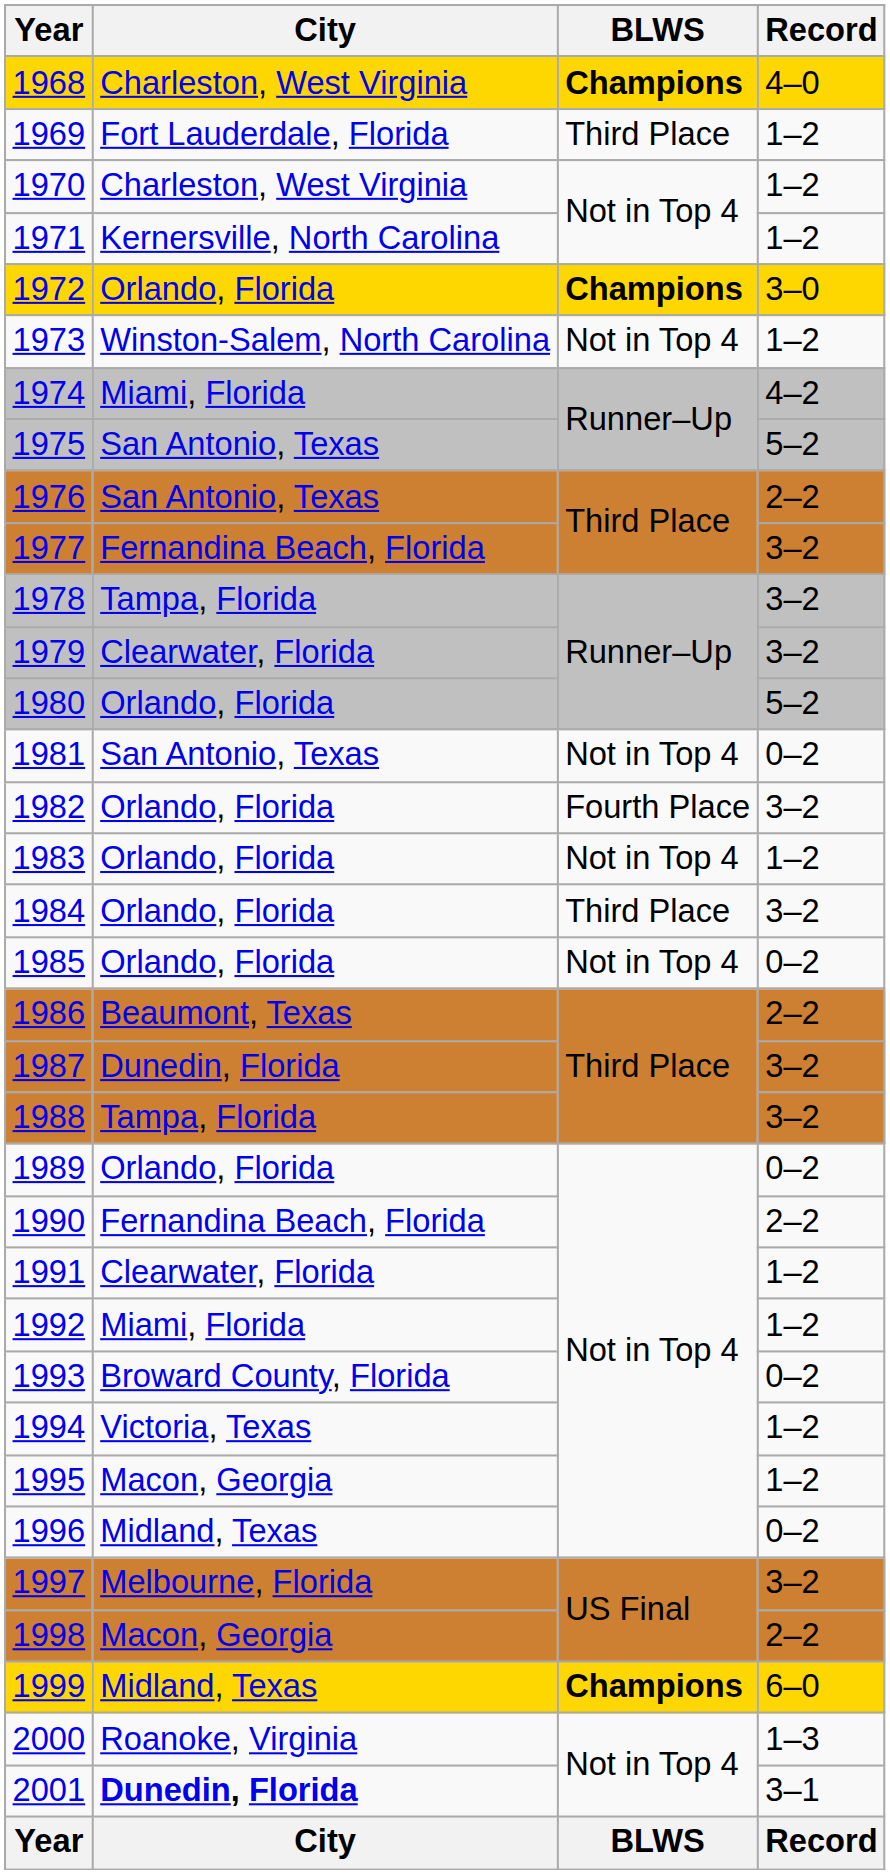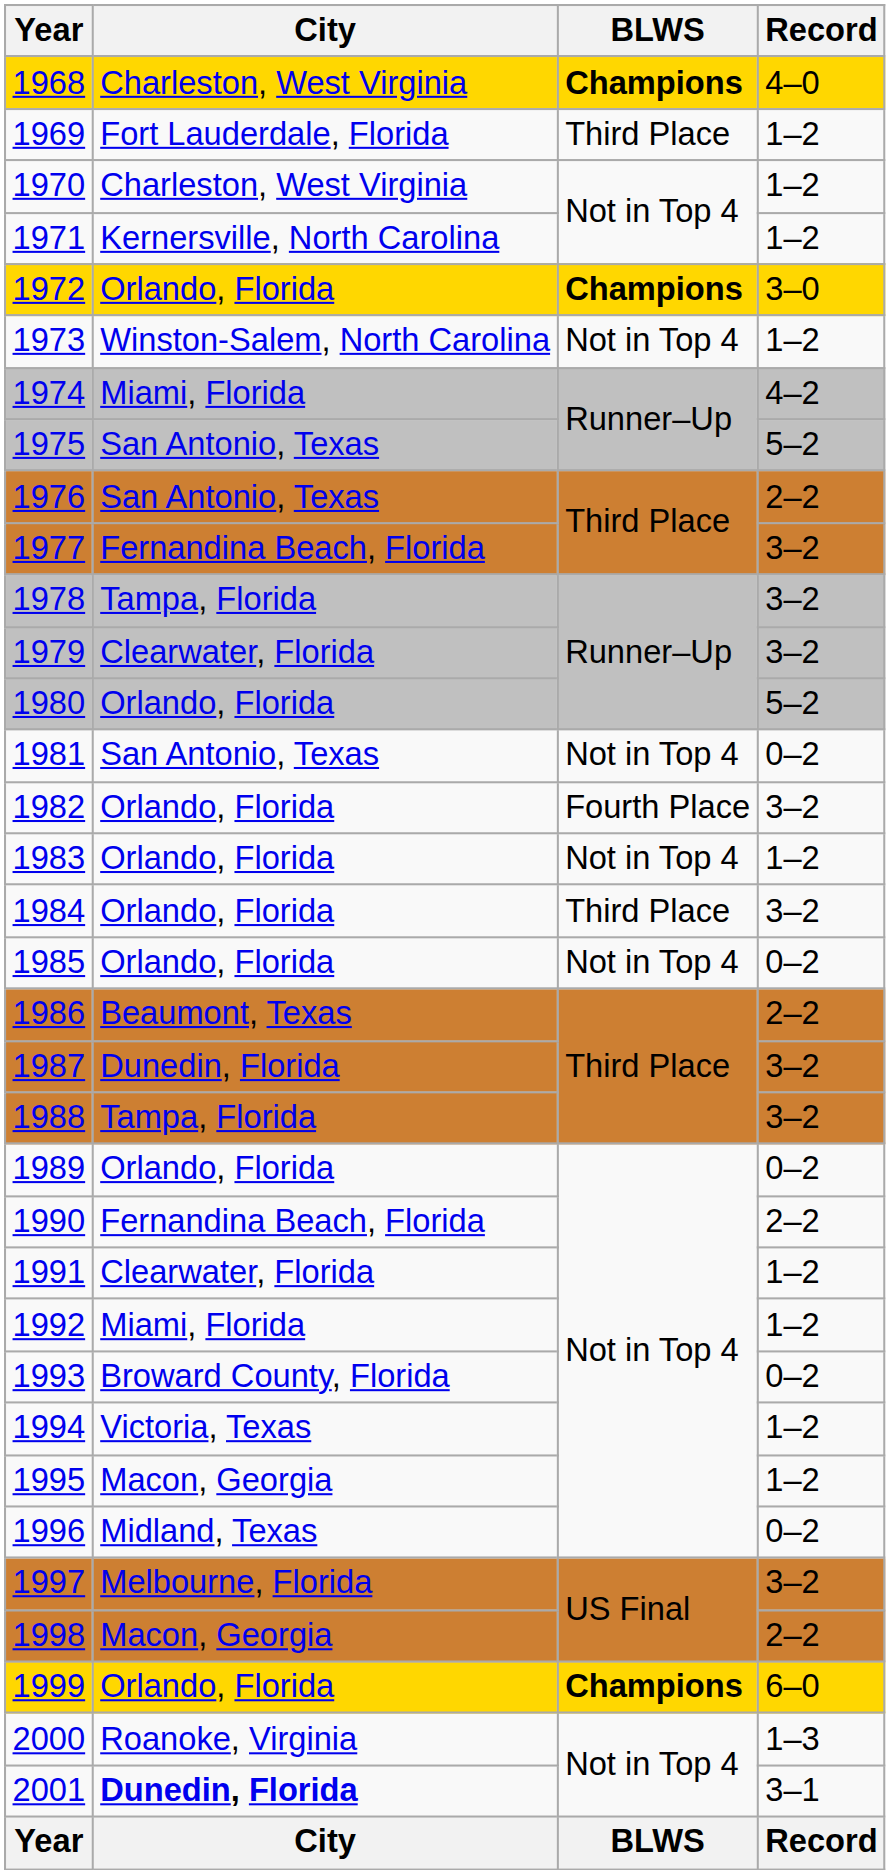(209, 1686) Midland, Texas -> (217, 1686) Orlando, Florida
